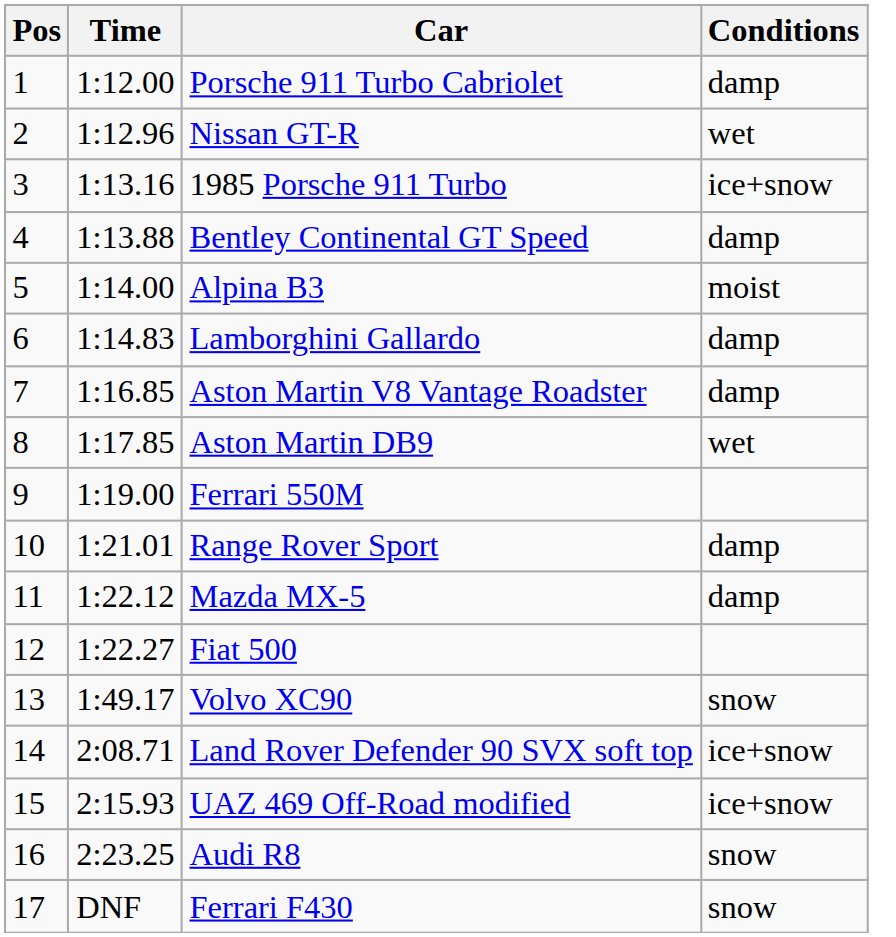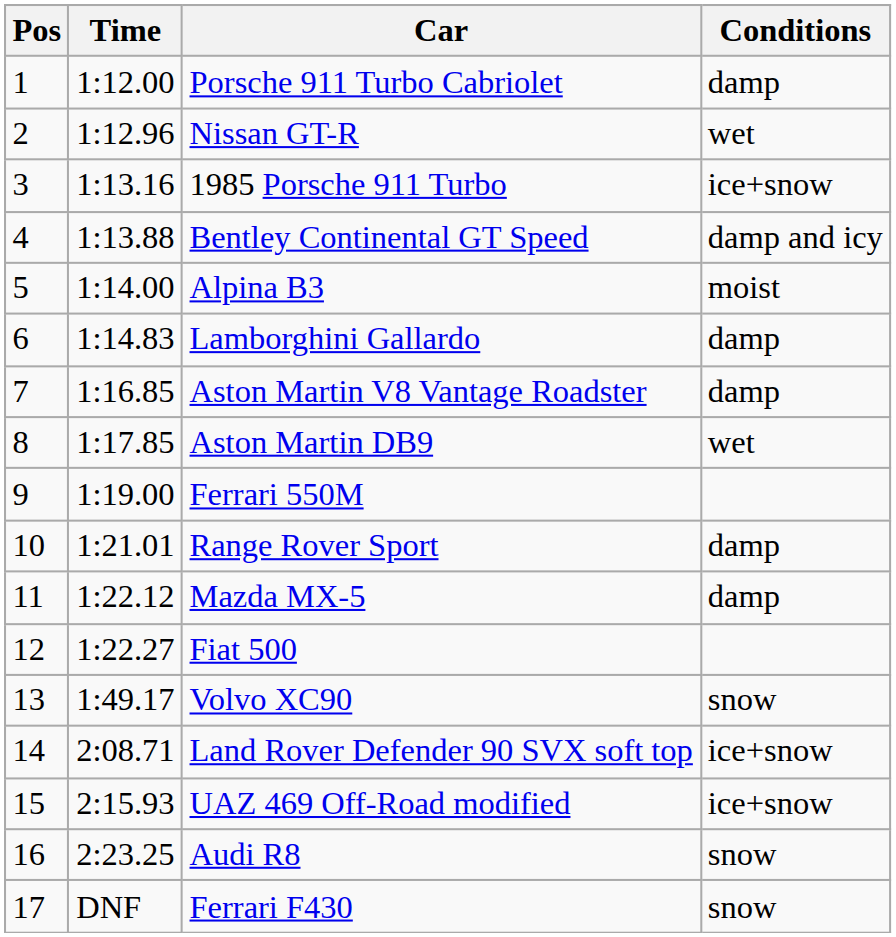(744, 236) damp -> (795, 236) damp and icy
